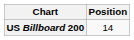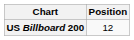(108, 27) 14 -> (108, 27) 12
